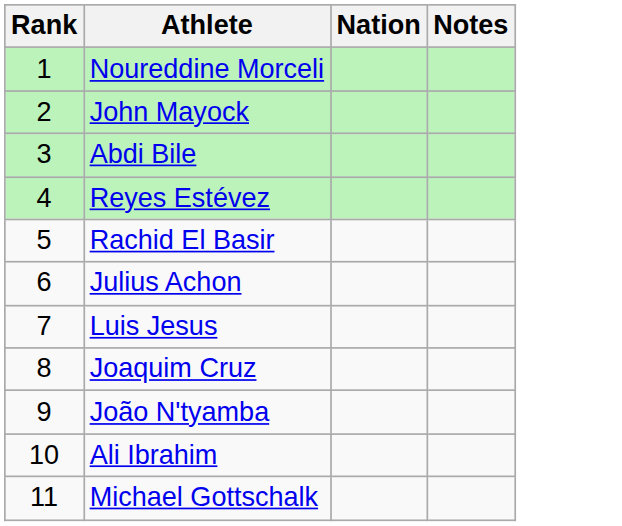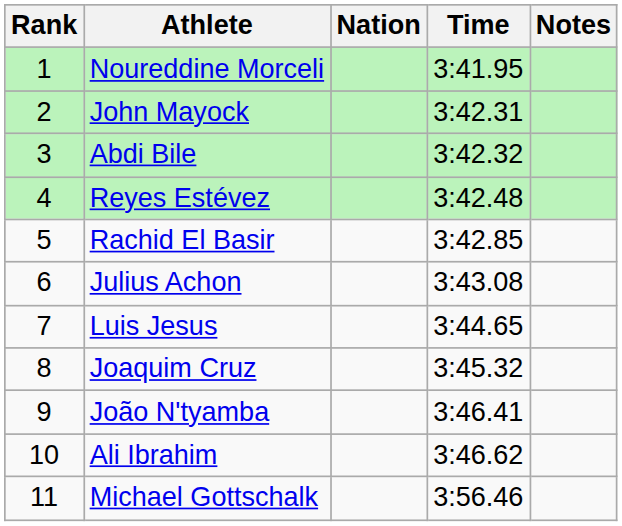+ column: (478, 25)
